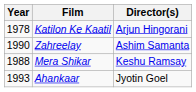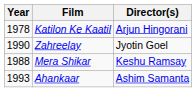(152, 45) Ashim Samanta -> (142, 45) Jyotin Goel
(142, 78) Jyotin Goel -> (152, 78) Ashim Samanta
